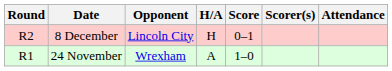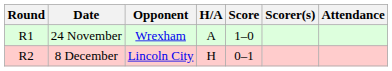rows swapped: (86, 55) <-> (86, 35)
